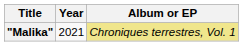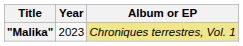(71, 31) 2021 -> (71, 31) 2023
